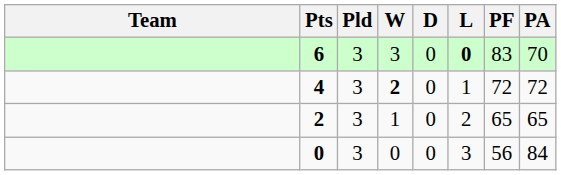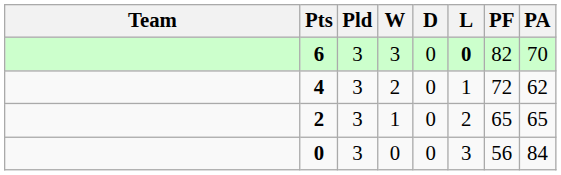(502, 53) 83 -> (502, 53) 82
(395, 86) bold -> (395, 86) normal
(537, 86) 72 -> (537, 86) 62
